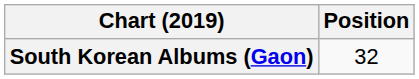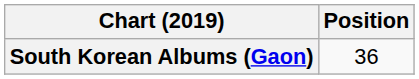(366, 56) 32 -> (366, 56) 36
